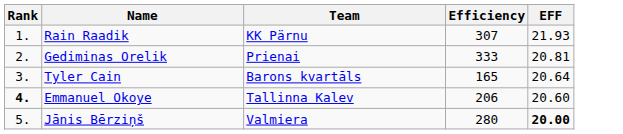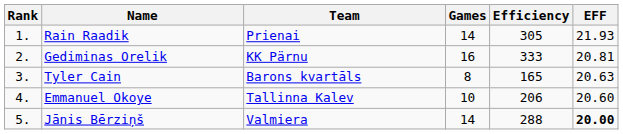+ column: (468, 15)
(277, 36) KK Pärnu -> (273, 36) Prienai
(487, 36) 307 -> (531, 36) 305
(273, 56) Prienai -> (277, 56) KK Pärnu
(551, 77) 20.64 -> (595, 77) 20.63
(23, 98) bold -> (23, 98) normal
(487, 119) 280 -> (531, 119) 288
